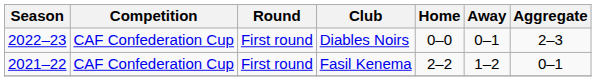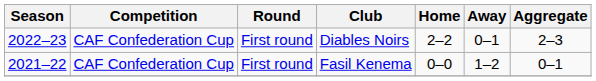(439, 40) 0–0 -> (439, 40) 2–2
(439, 64) 2–2 -> (439, 64) 0–0
